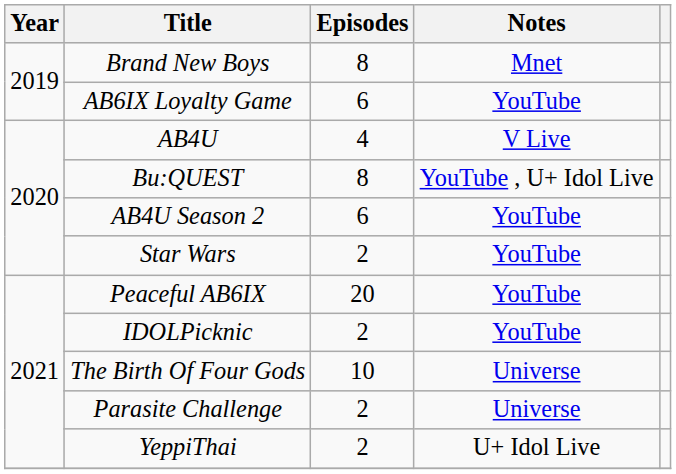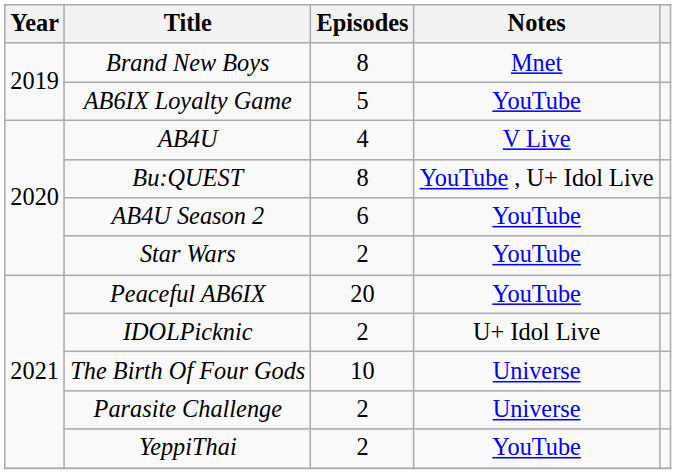(362, 100) 6 -> (362, 100) 5
(537, 332) YouTube -> (537, 332) U+ Idol Live
(537, 448) U+ Idol Live -> (537, 448) YouTube
